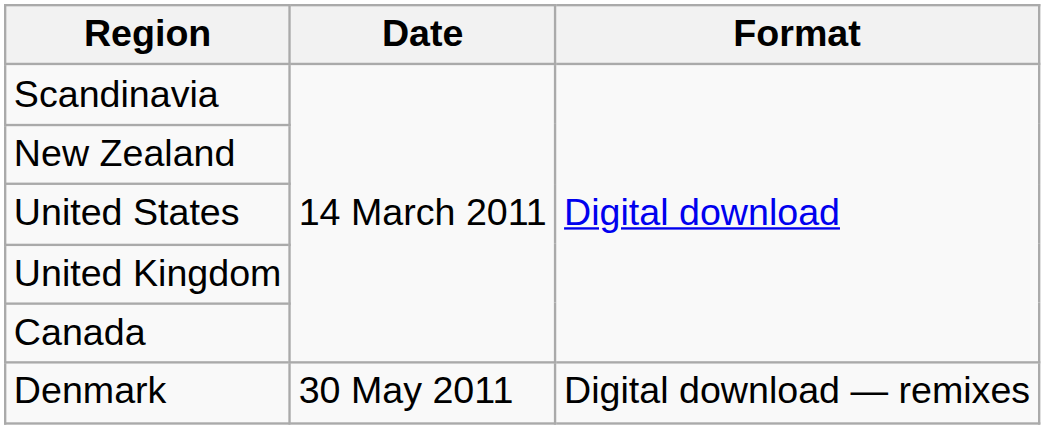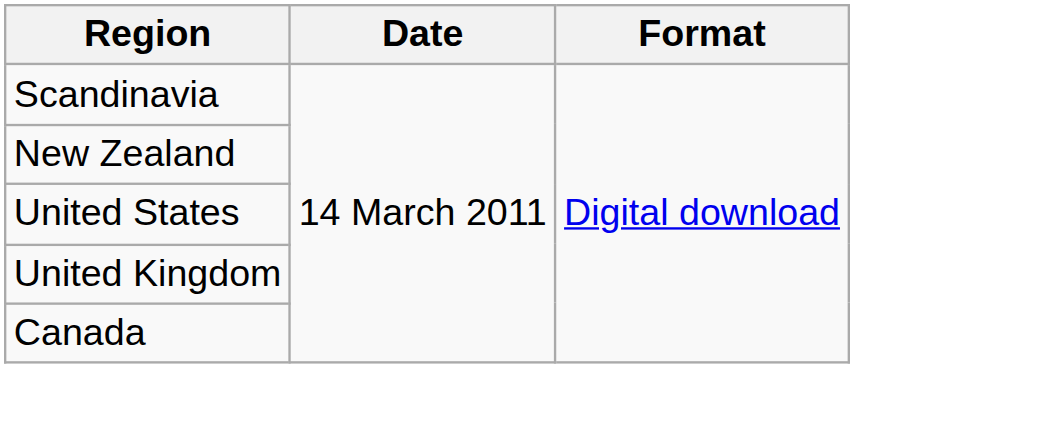- row: (90, 392)
